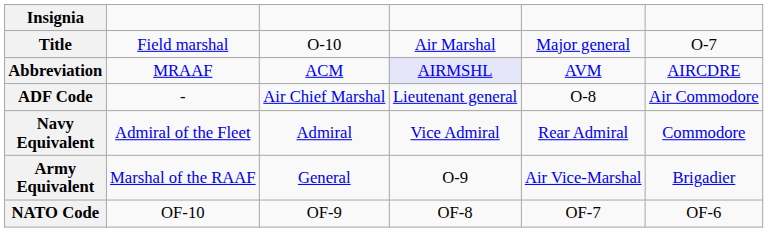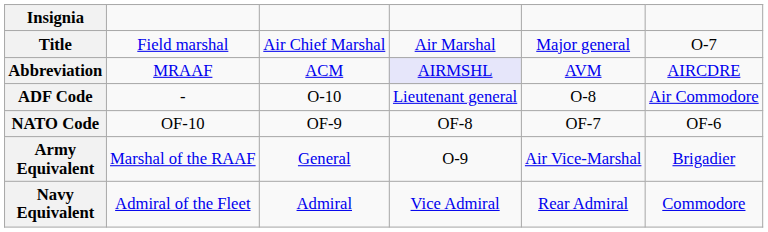(324, 44) O-10 -> (324, 44) Air Chief Marshal
(324, 96) Air Chief Marshal -> (324, 96) O-10
rows swapped: (55, 213) <-> (55, 132)
